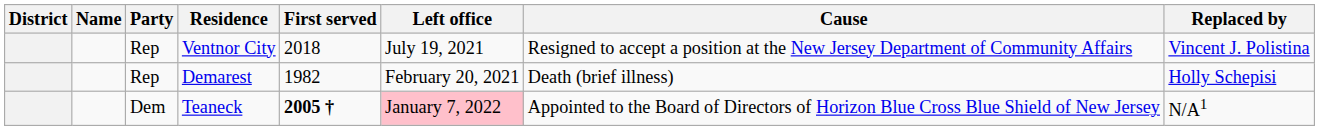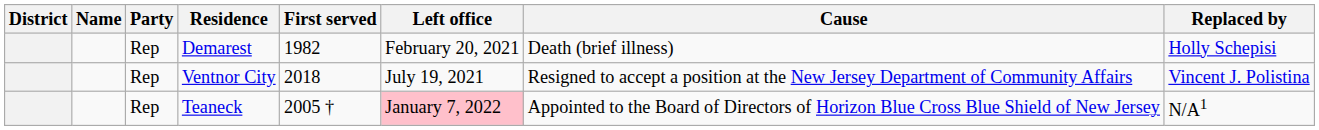rows swapped: (217, 76) <-> (229, 47)
(148, 108) Dem -> (145, 108) Rep
(309, 108) bold -> (309, 108) normal
